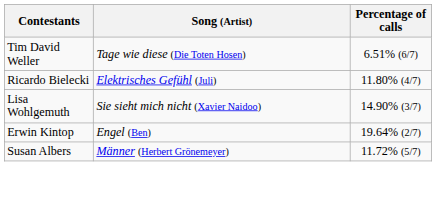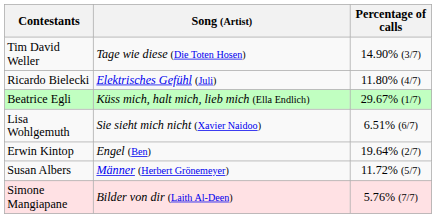(391, 53) 6.51% (6/7) -> (391, 53) 14.90% (3/7)
+ row: (39, 99)
(391, 106) 14.90% (3/7) -> (391, 125) 6.51% (6/7)
+ row: (37, 197)
